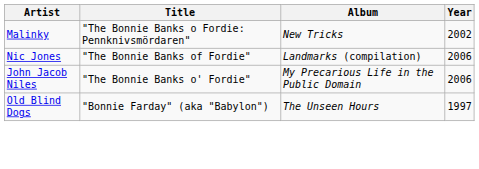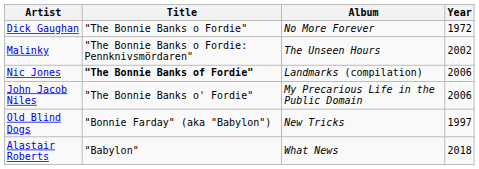+ row: (43, 29)
(313, 35) New Tricks -> (332, 51) The Unseen Hours
(166, 57) normal -> (169, 73) bold
(331, 107) The Unseen Hours -> (314, 123) New Tricks
+ row: (31, 151)
